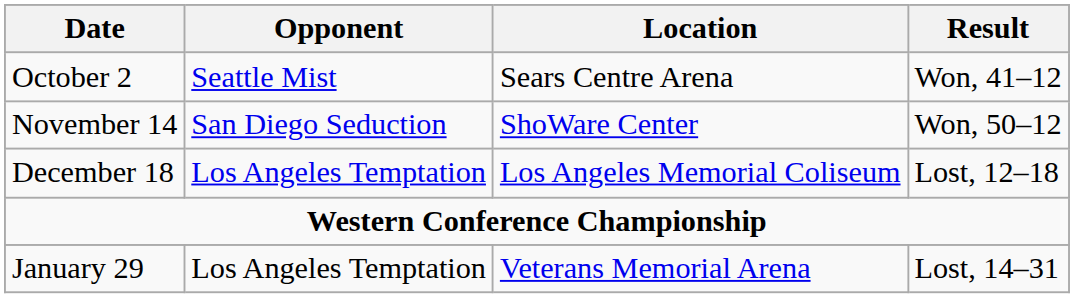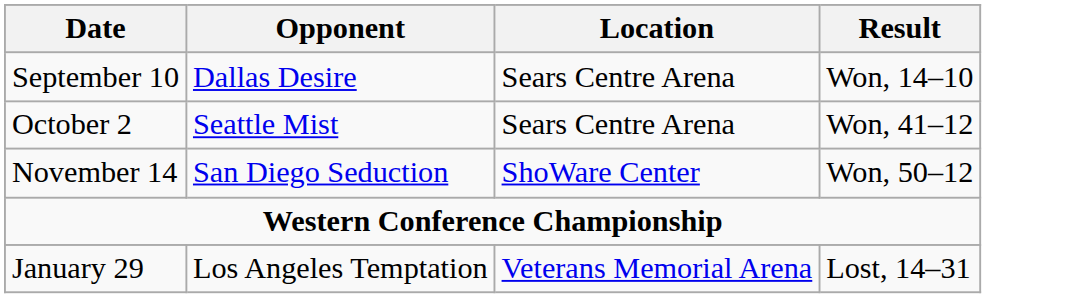+ row: (95, 76)
- row: (93, 172)
